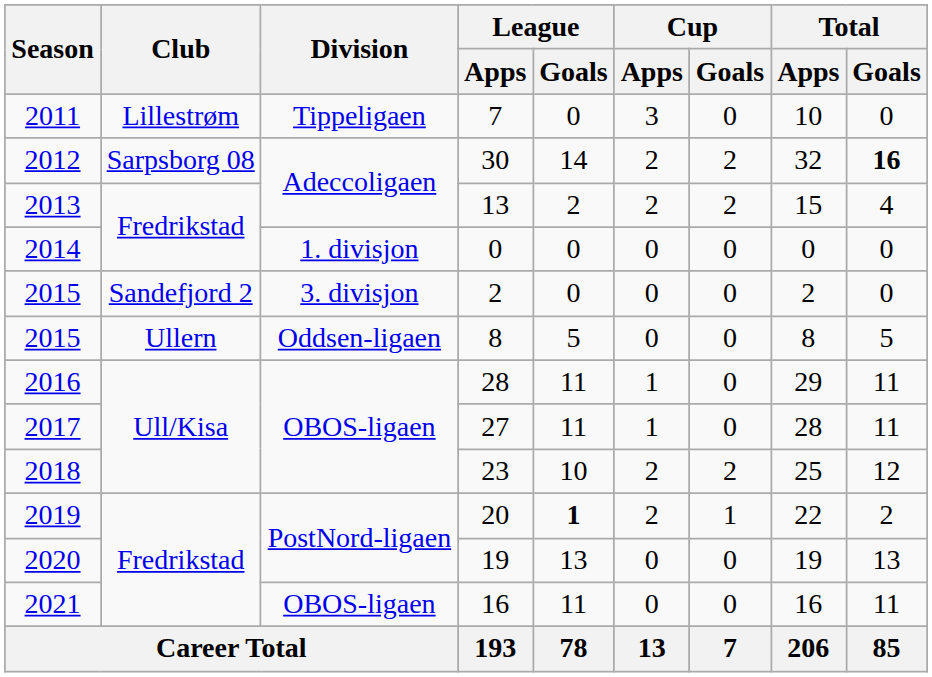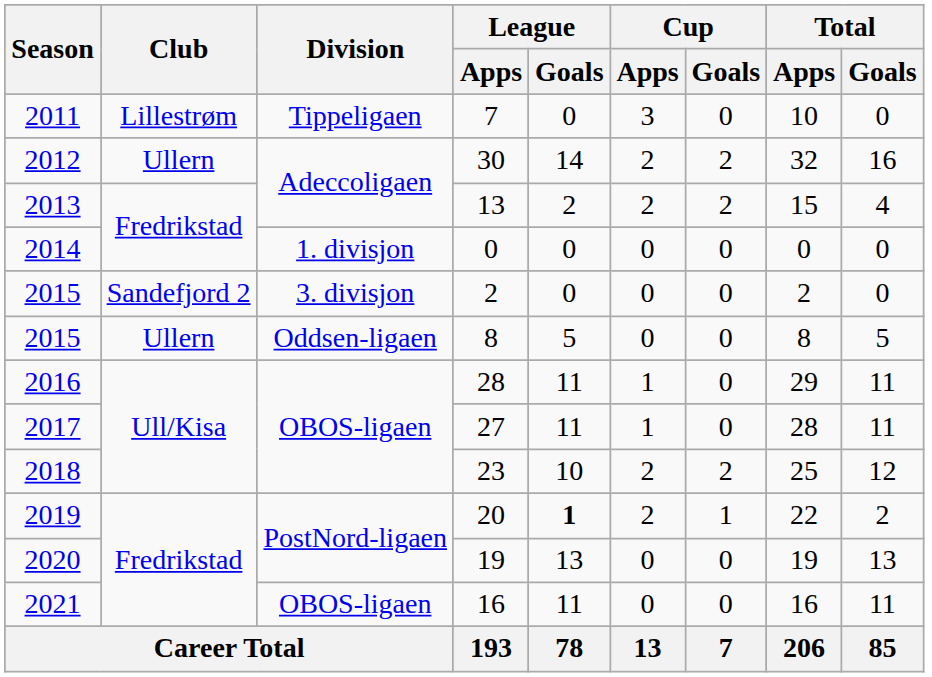(181, 159) Sarpsborg 08 -> (179, 159) Ullern
(887, 159) bold -> (882, 159) normal
